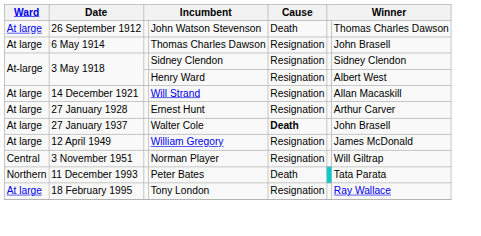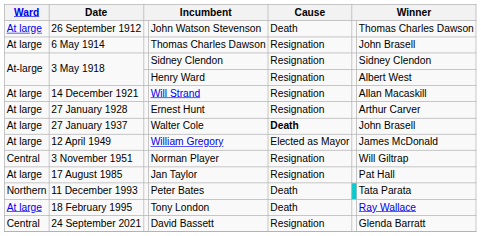(297, 142) Resignation -> (310, 142) Elected as Mayor
+ row: (174, 175)
(297, 191) Resignation -> (284, 207) Death
+ row: (182, 223)
